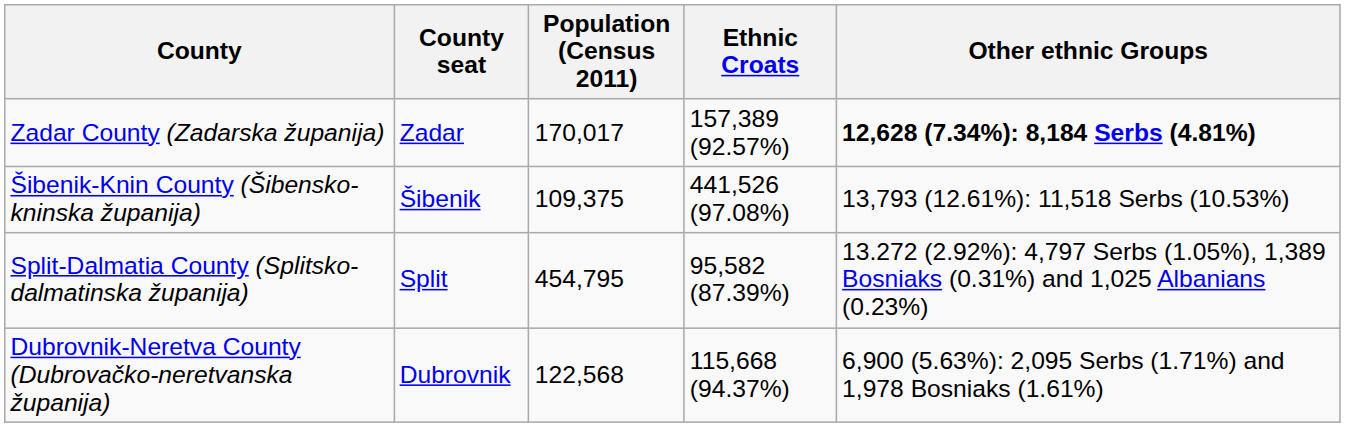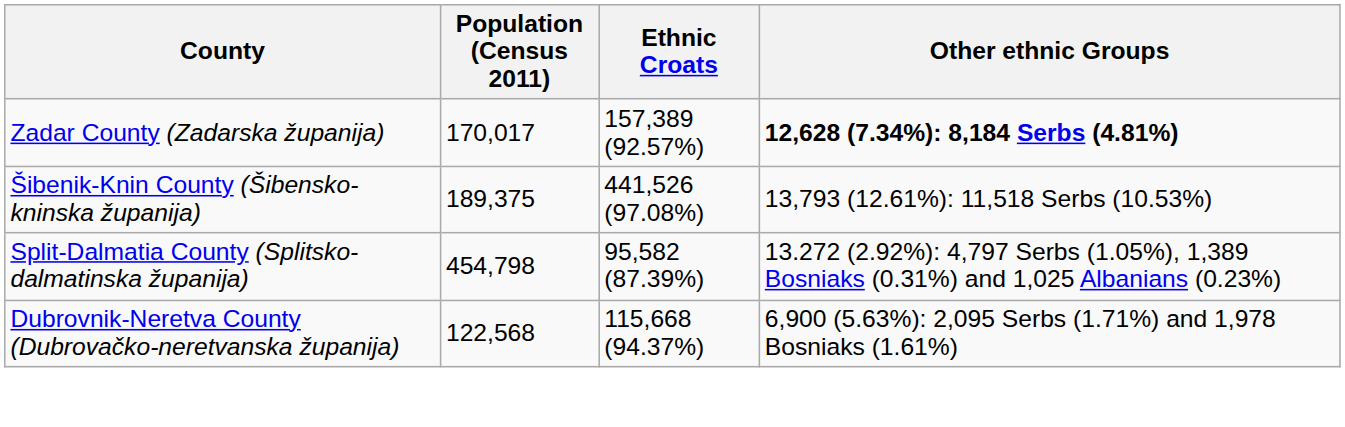- column: (462, 51)
(579, 199) 109,375 -> (490, 199) 189,375
(579, 279) 454,795 -> (490, 266) 454,798
